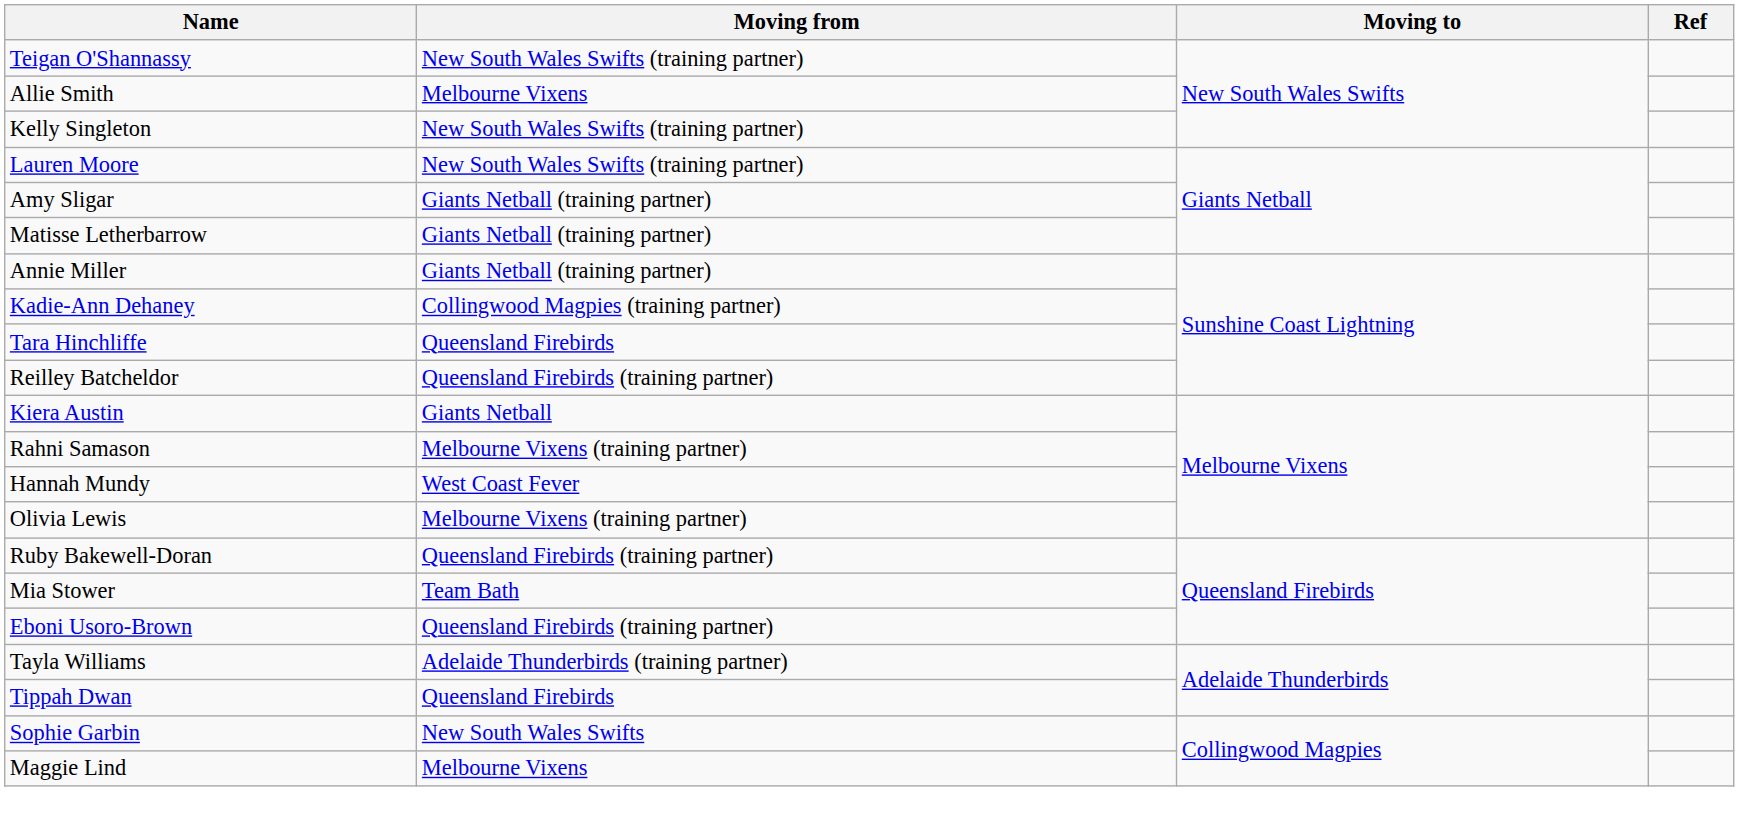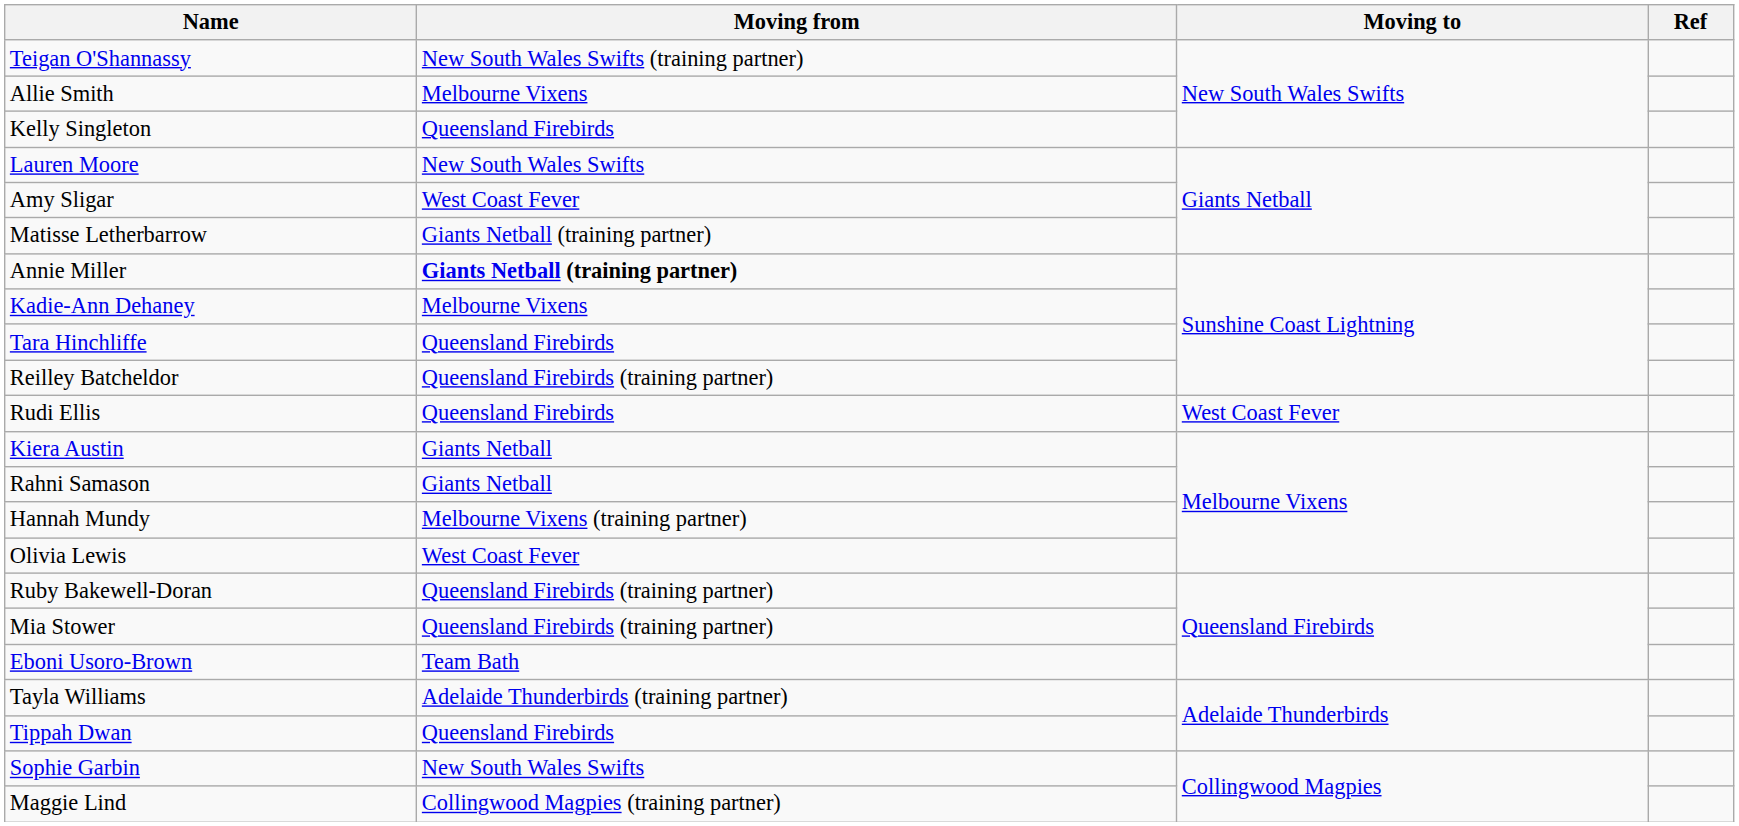(613, 128) New South Wales Swifts (training partner) -> (518, 128) Queensland Firebirds
(613, 164) New South Wales Swifts (training partner) -> (533, 164) New South Wales Swifts
(566, 199) Giants Netball (training partner) -> (501, 199) West Coast Fever
(566, 270) normal -> (580, 270) bold
(601, 306) Collingwood Magpies (training partner) -> (505, 306) Melbourne Vixens
+ row: (55, 413)
(584, 448) Melbourne Vixens (training partner) -> (487, 484) Giants Netball
(501, 484) West Coast Fever -> (584, 519) Melbourne Vixens (training partner)
(584, 519) Melbourne Vixens (training partner) -> (501, 555) West Coast Fever
(471, 590) Team Bath -> (598, 626) Queensland Firebirds (training partner)
(598, 626) Queensland Firebirds (training partner) -> (471, 661) Team Bath
(505, 768) Melbourne Vixens -> (601, 803) Collingwood Magpies (training partner)
